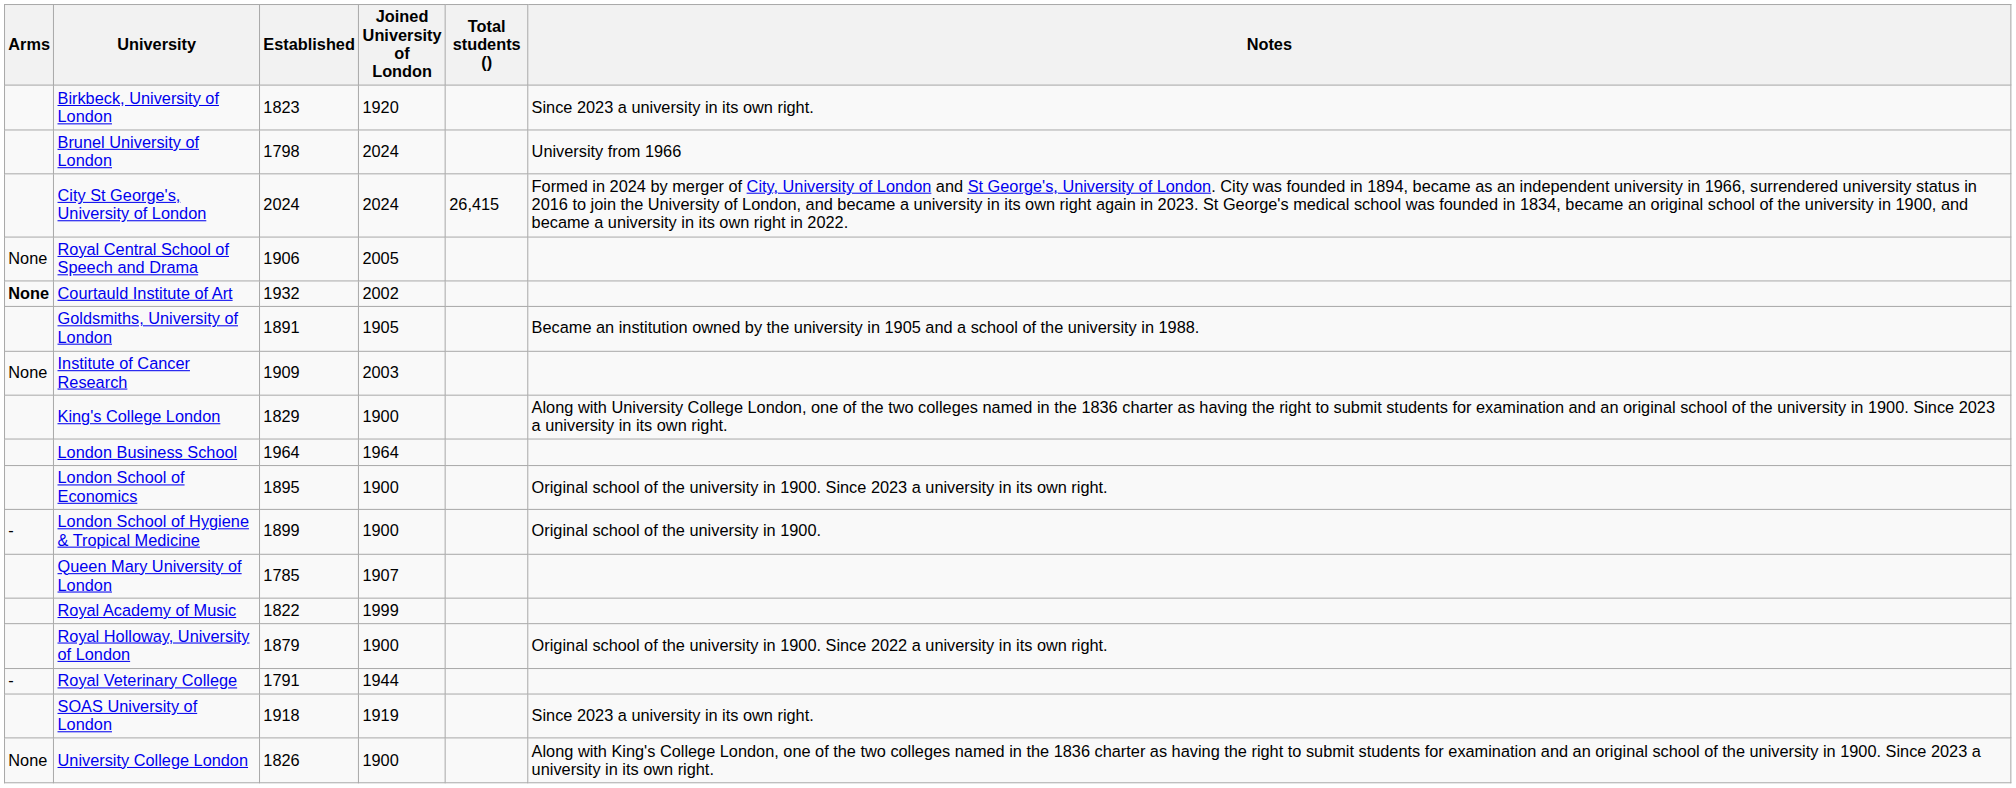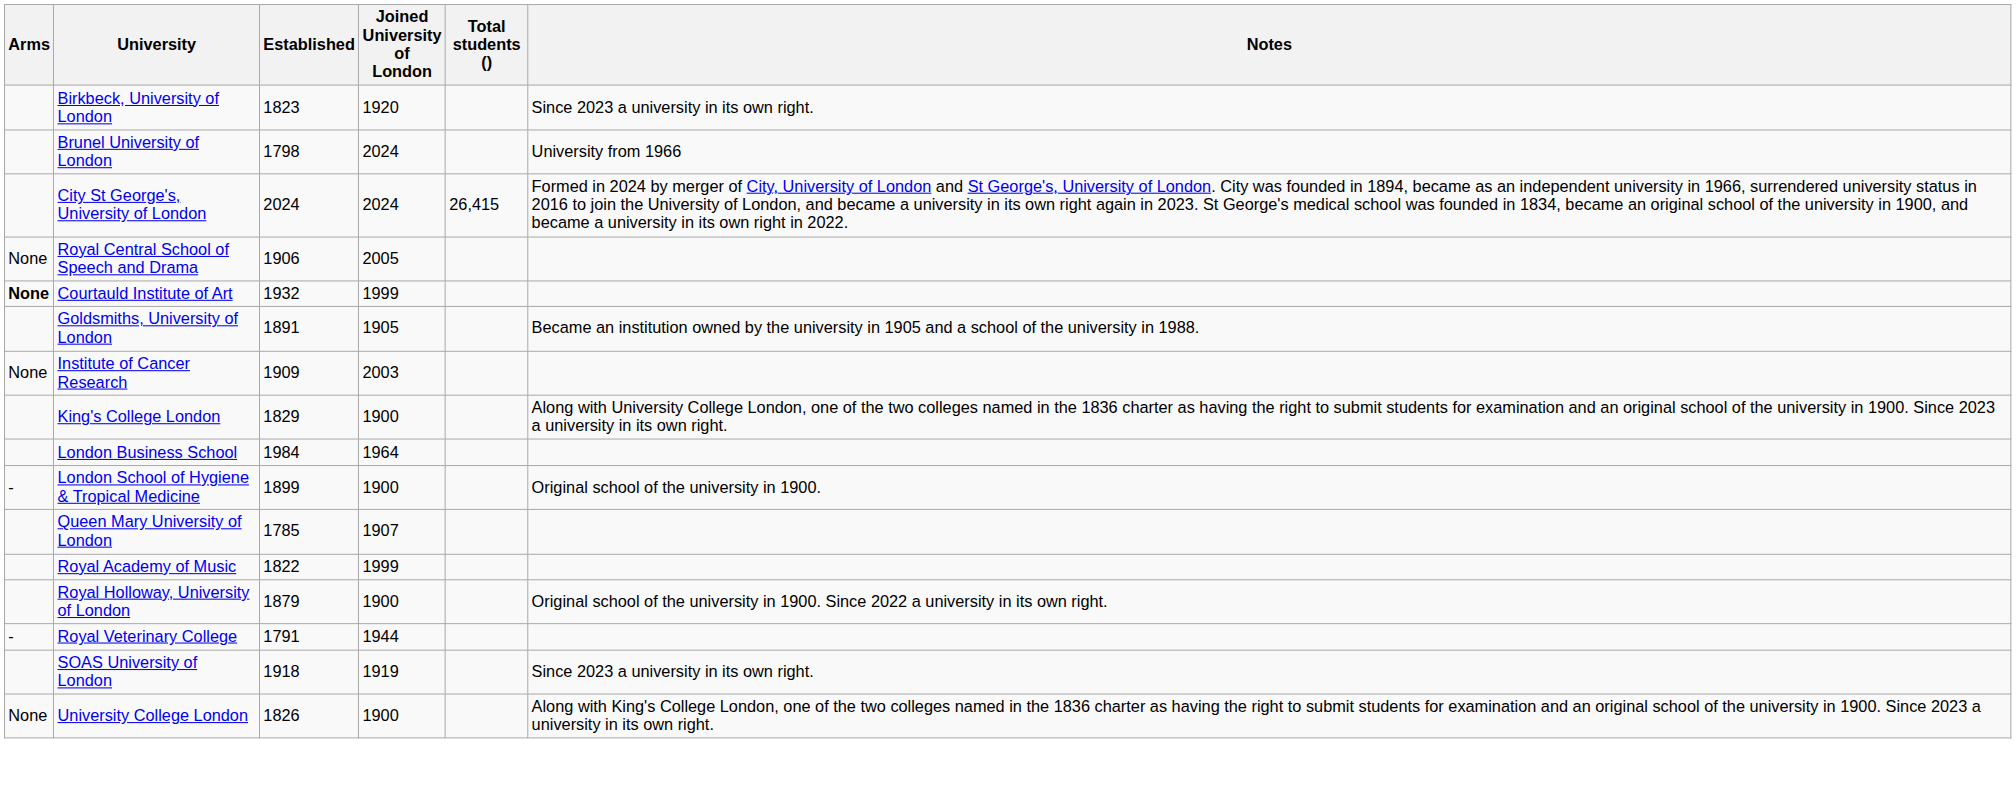(381, 293) 2002 -> (381, 293) 1999
(281, 452) 1964 -> (281, 452) 1984
- row: (121, 487)
